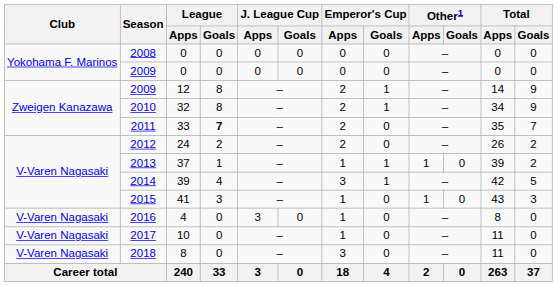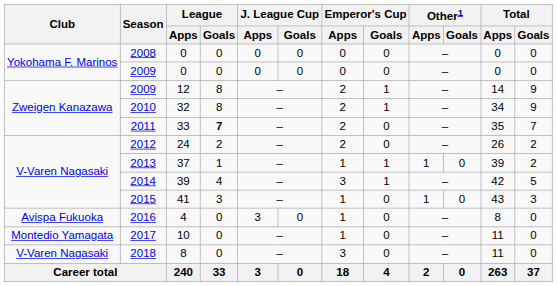(62, 217) V-Varen Nagasaki -> (62, 217) Avispa Fukuoka
(62, 235) V-Varen Nagasaki -> (62, 235) Montedio Yamagata
